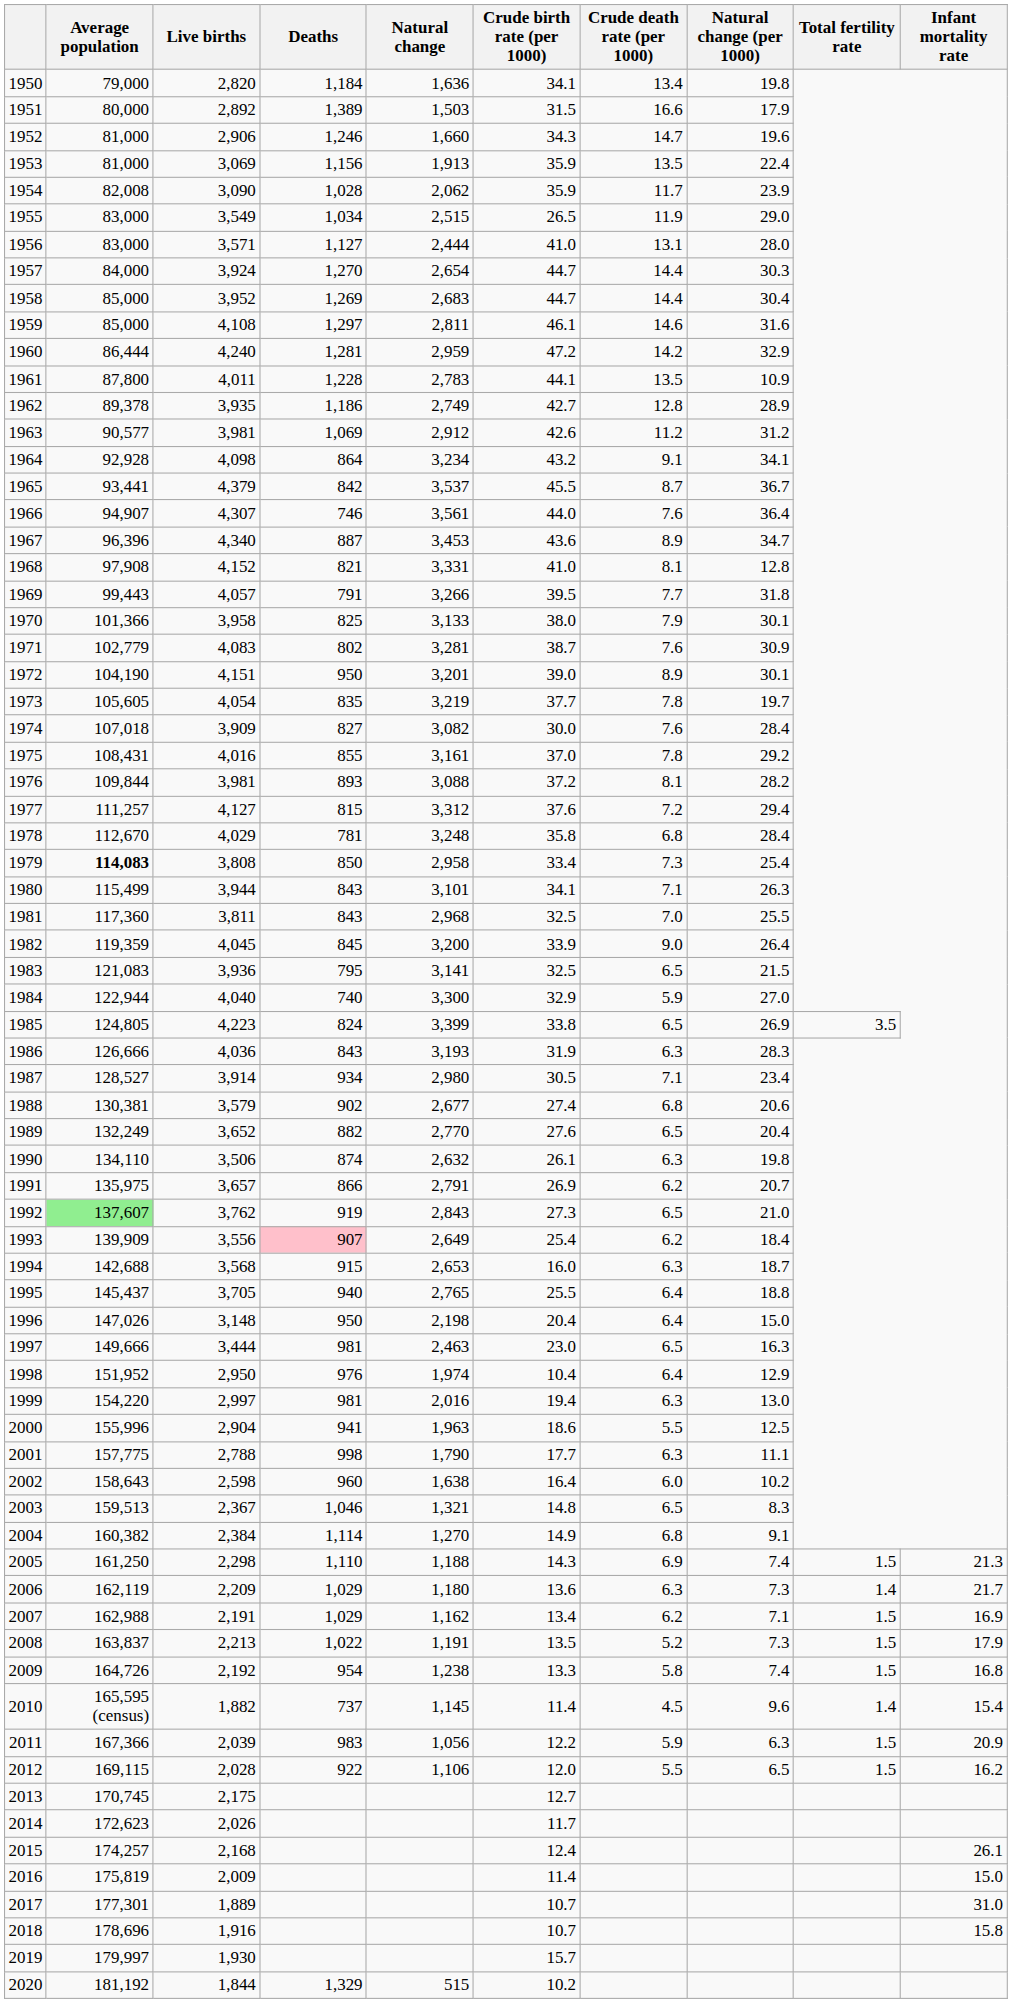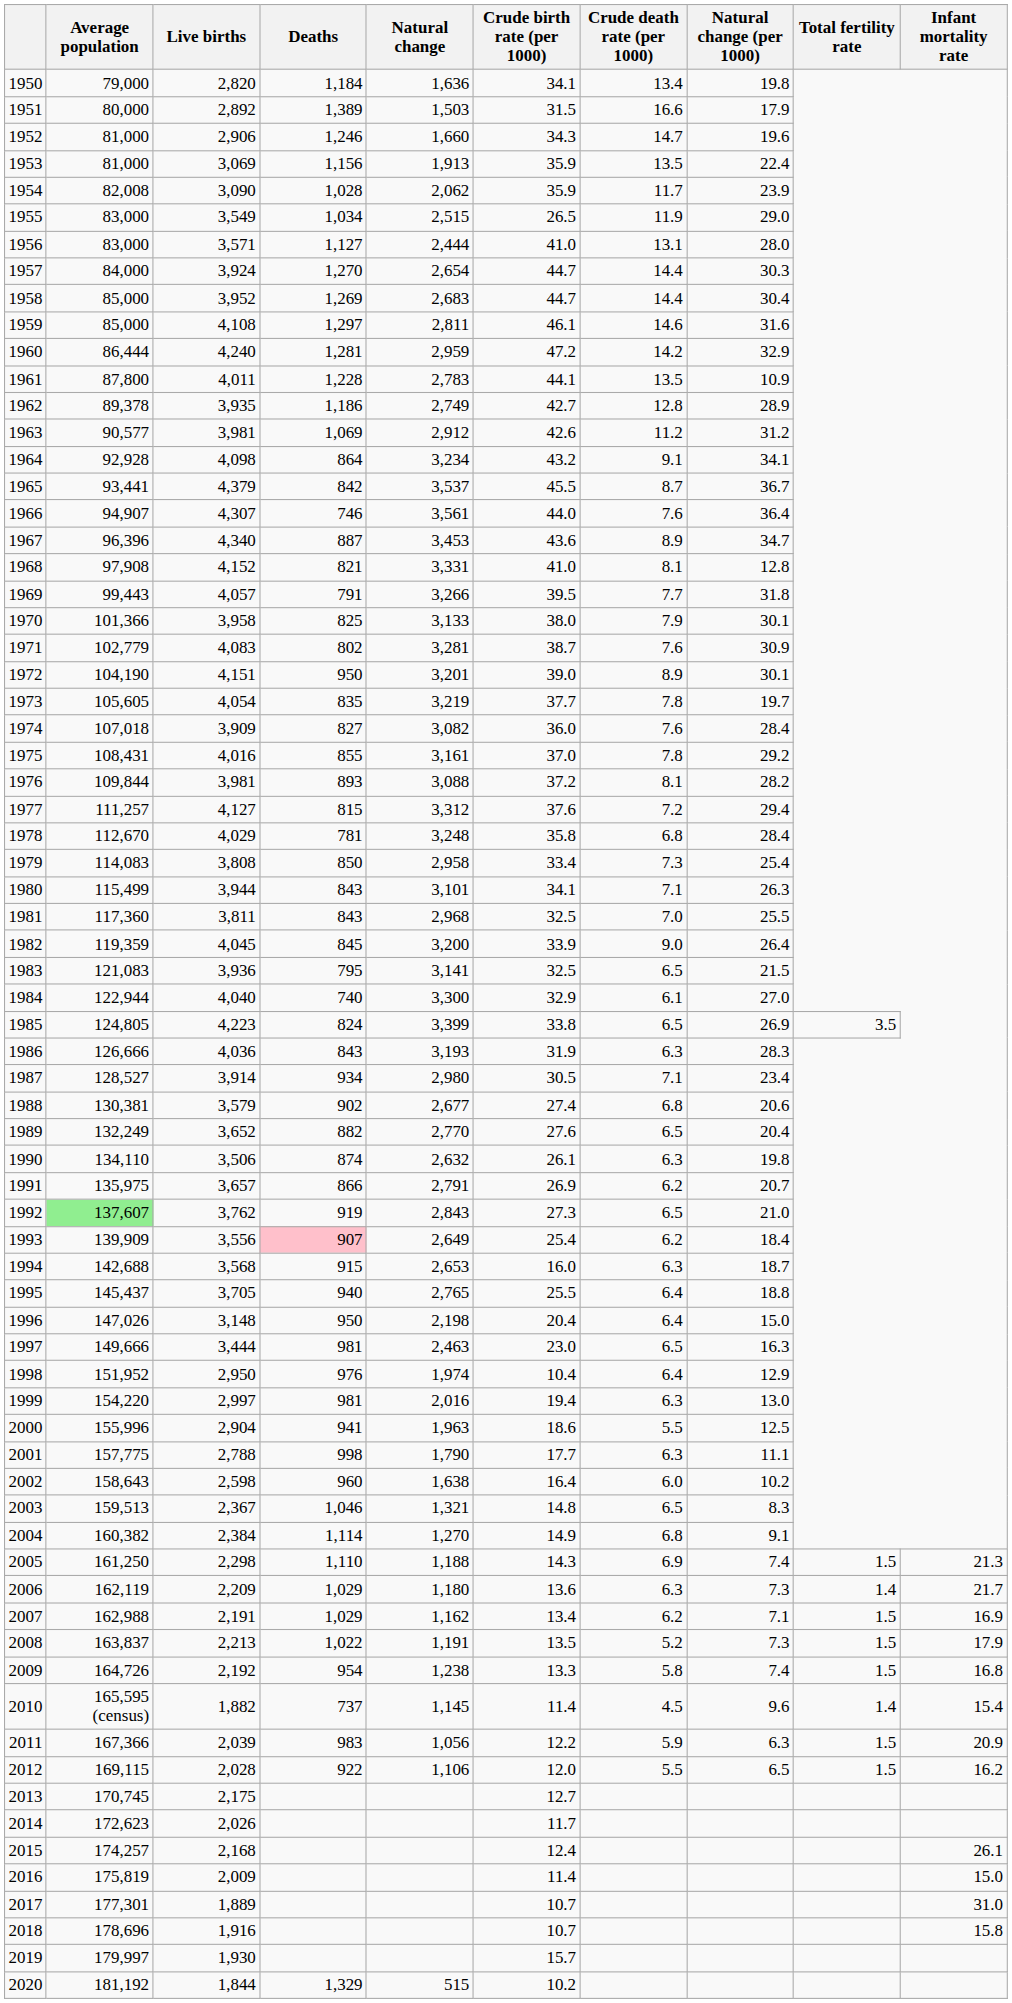(561, 728) 30.0 -> (561, 728) 36.0
(122, 863) bold -> (122, 863) normal
(672, 997) 5.9 -> (672, 997) 6.1
